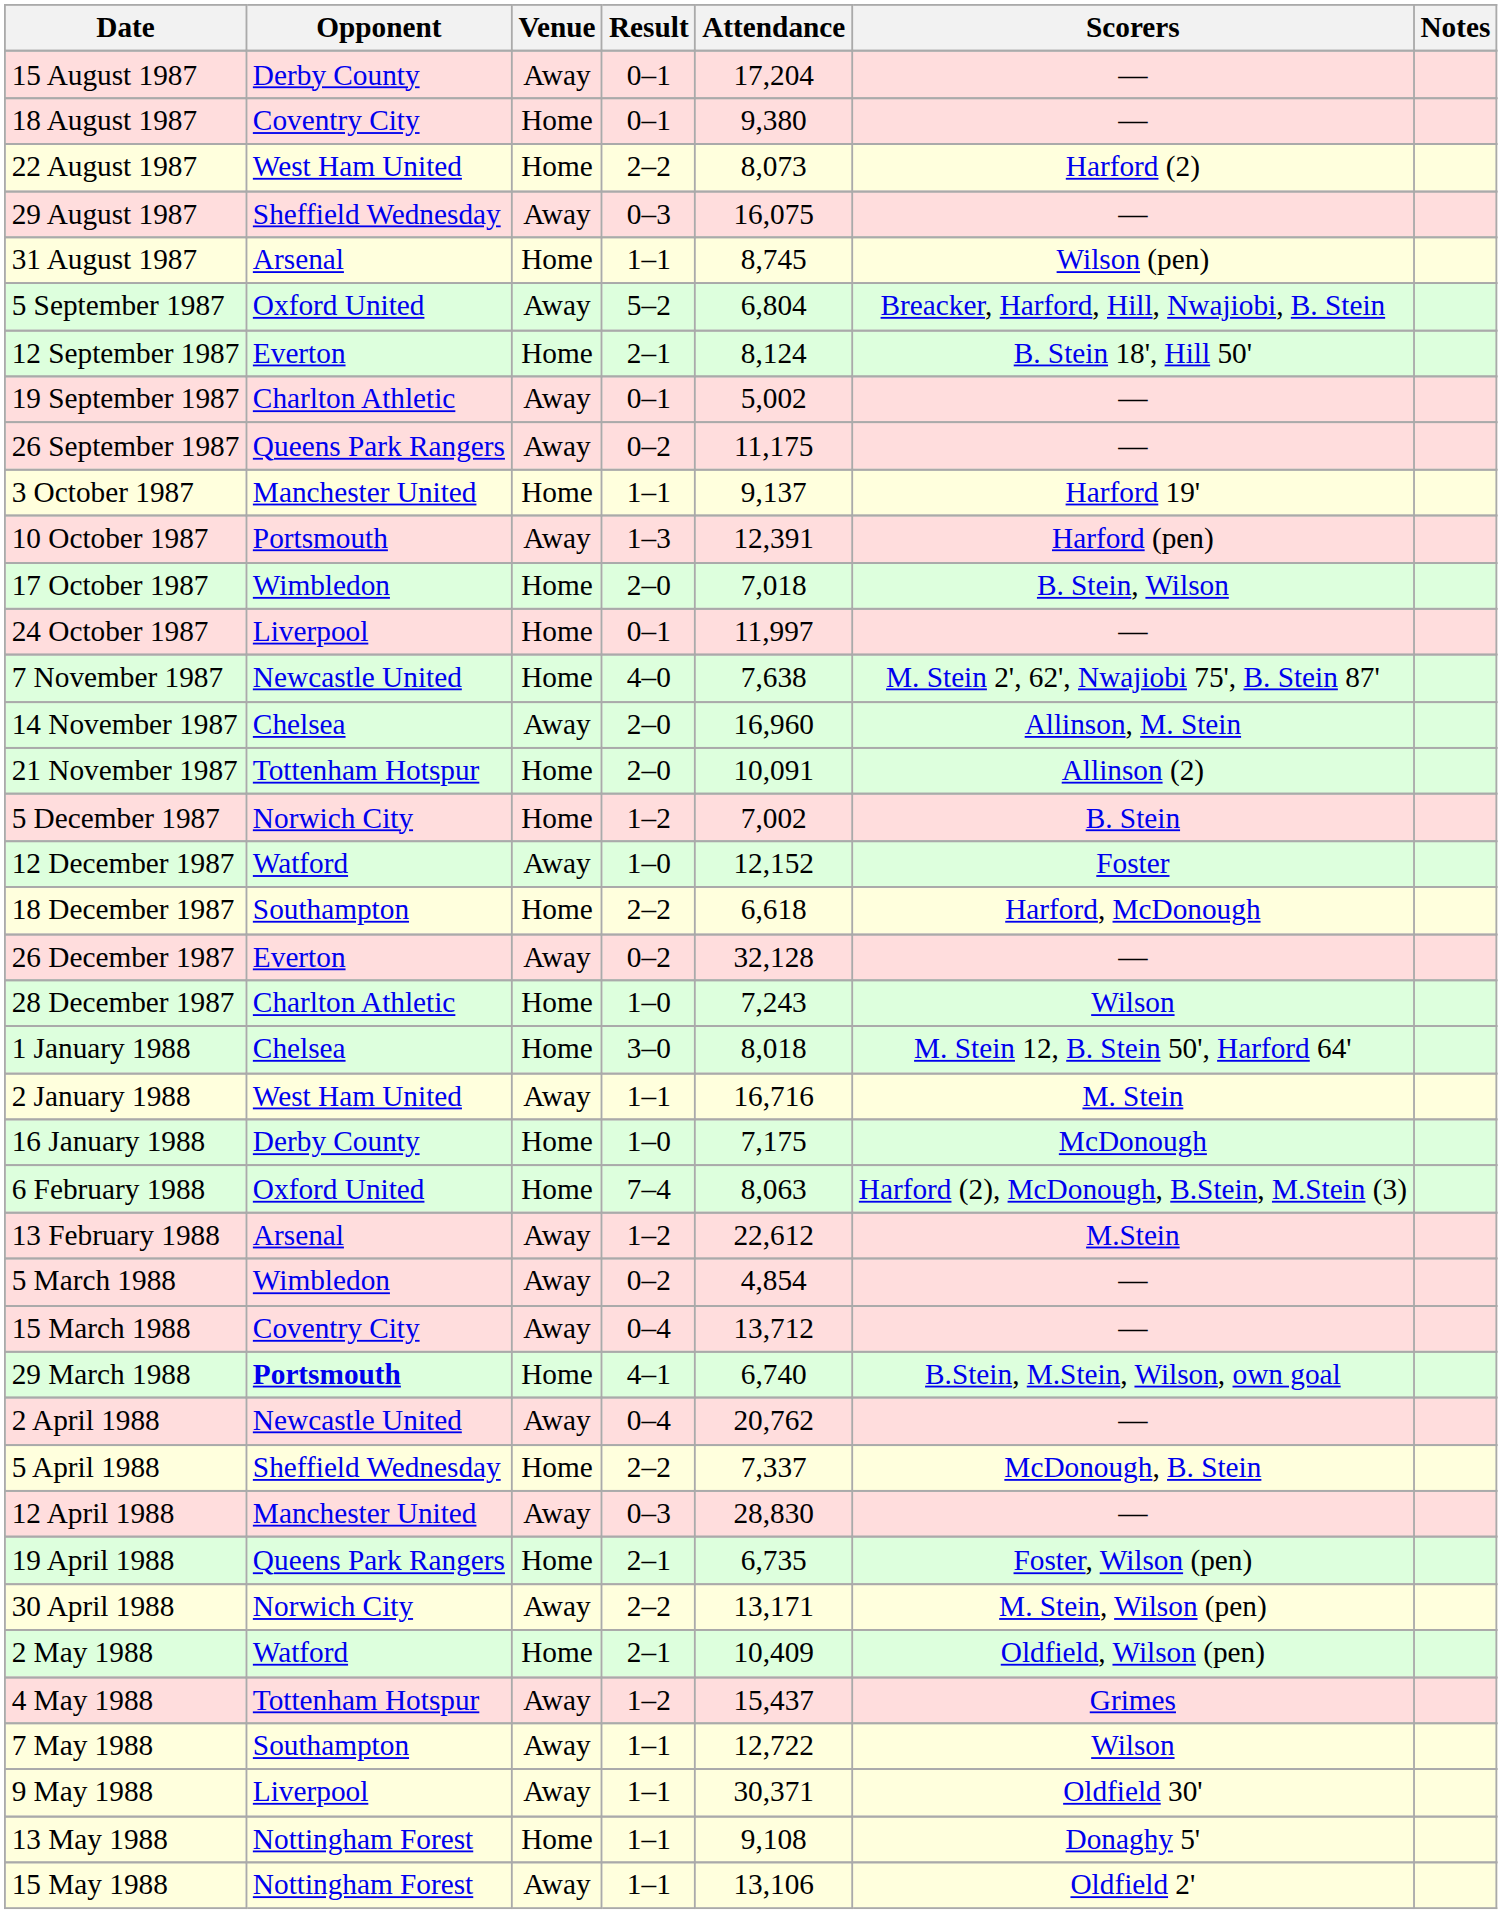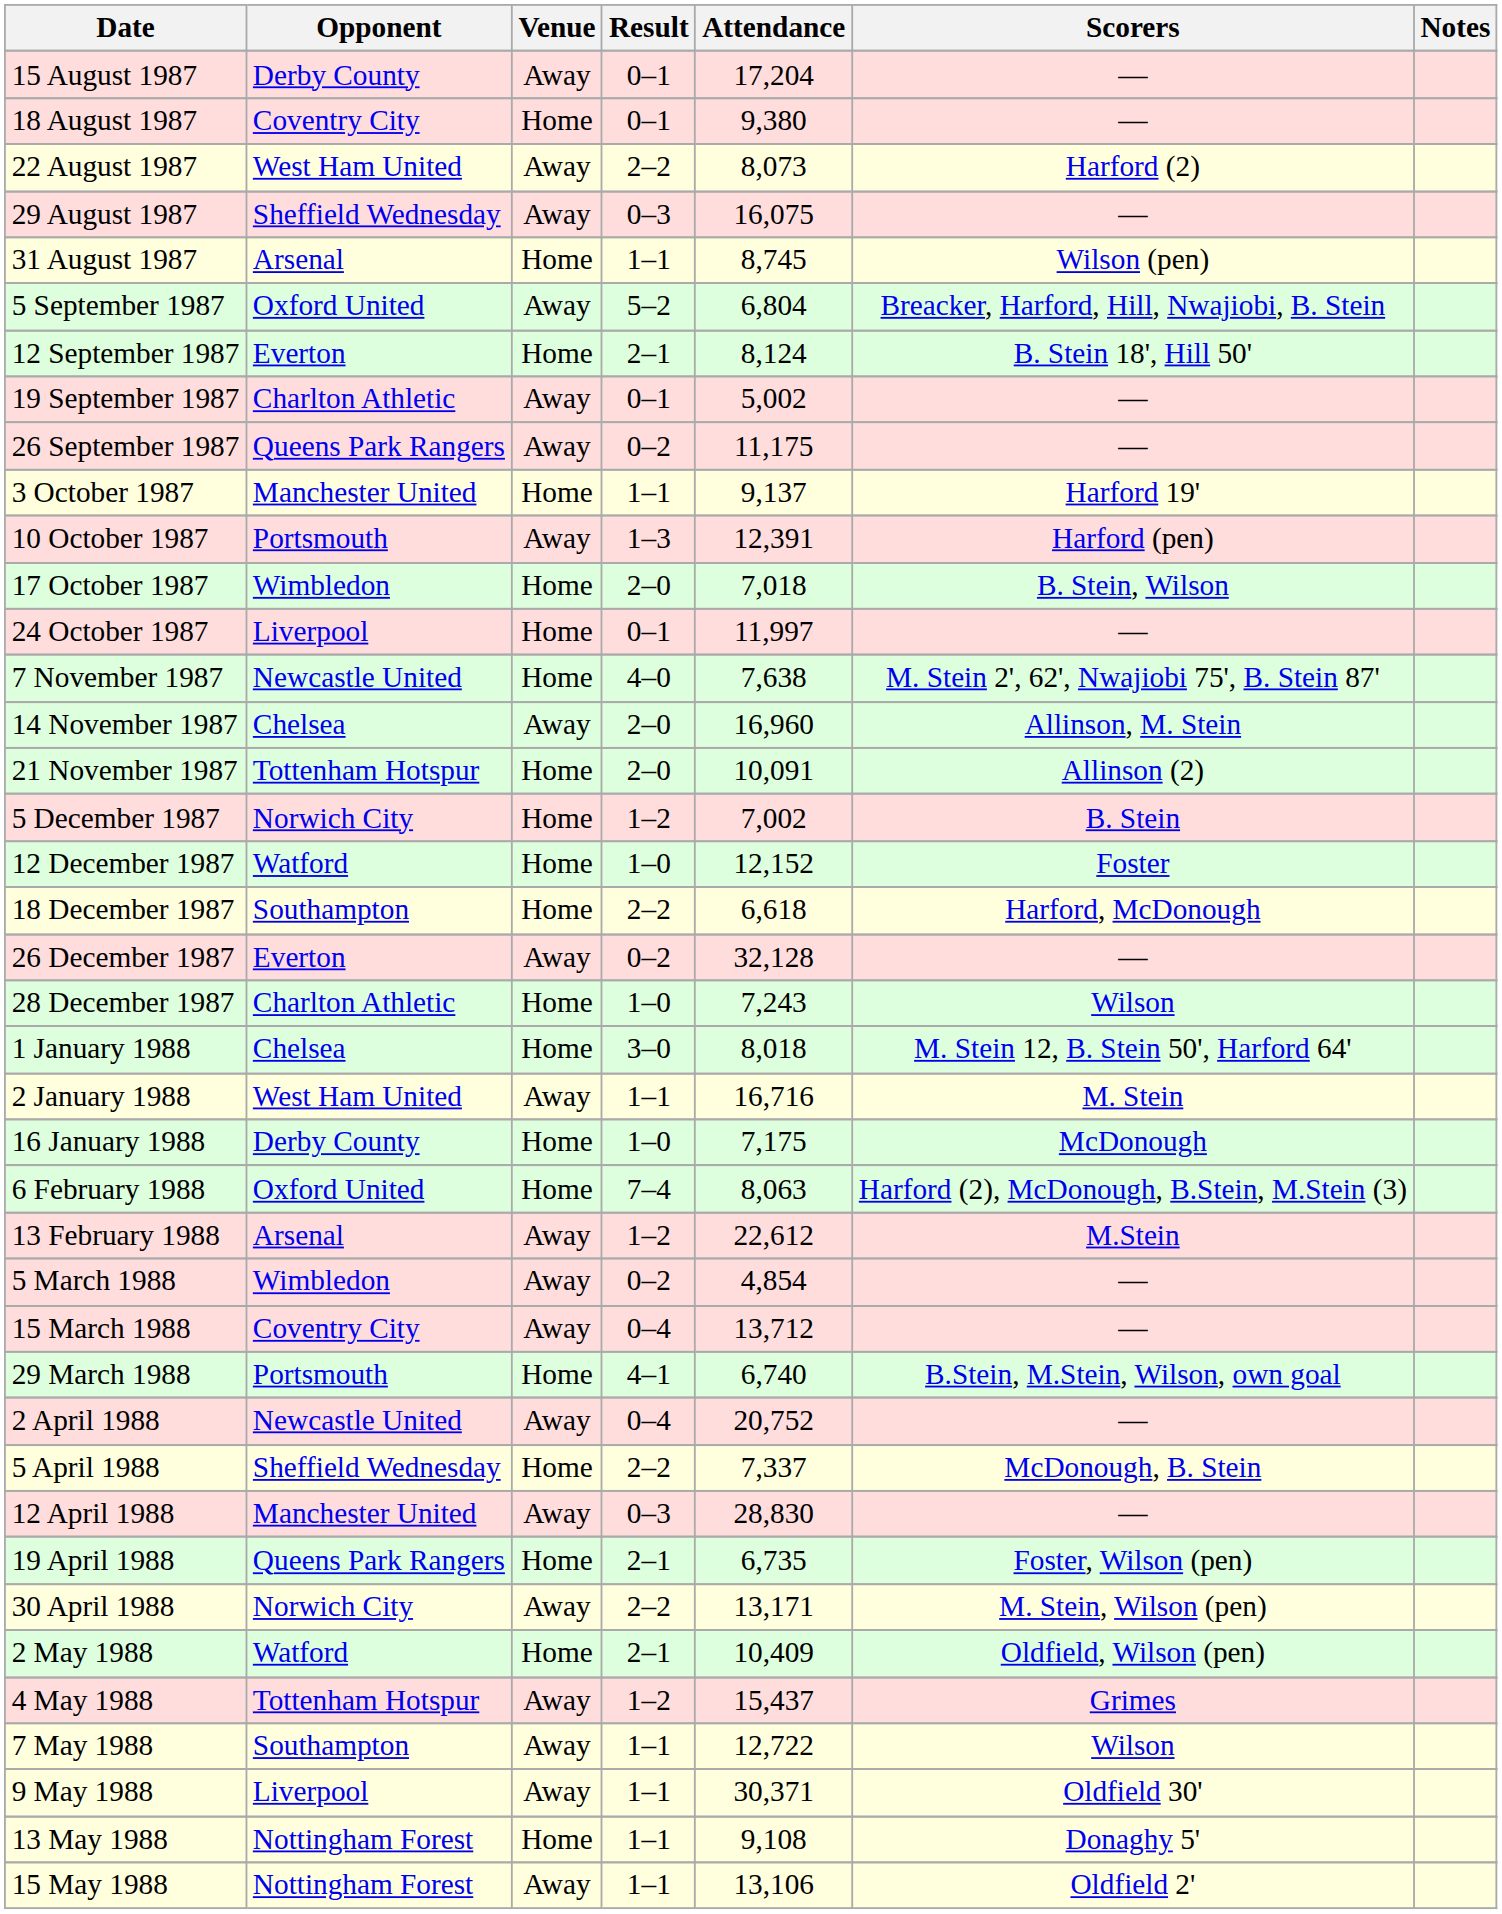(557, 167) Home -> (557, 167) Away
(557, 863) Away -> (557, 863) Home
(327, 1374) bold -> (320, 1374) normal
(774, 1420) 20,762 -> (774, 1420) 20,752
